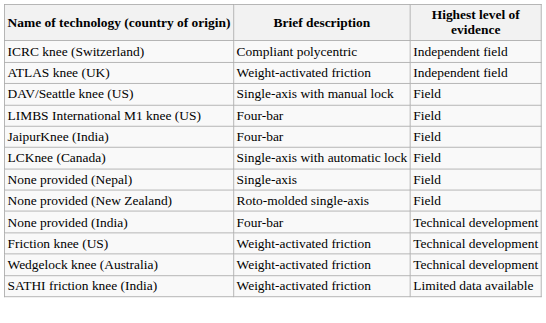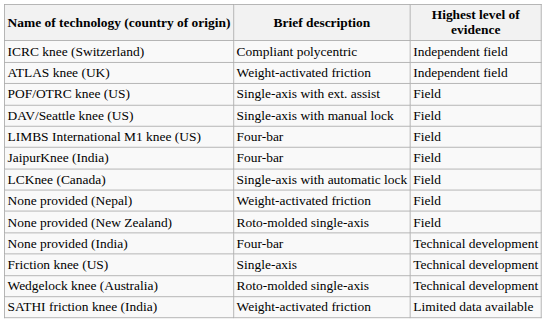+ row: (69, 94)
(267, 179) Single-axis -> (304, 200) Weight-activated friction
(304, 243) Weight-activated friction -> (267, 264) Single-axis
(304, 264) Weight-activated friction -> (303, 286) Roto-molded single-axis
